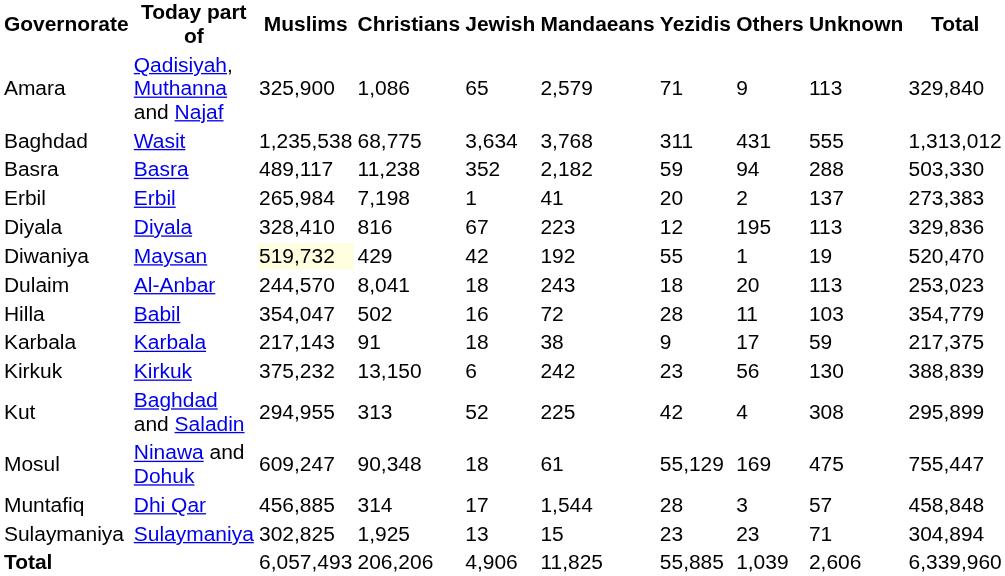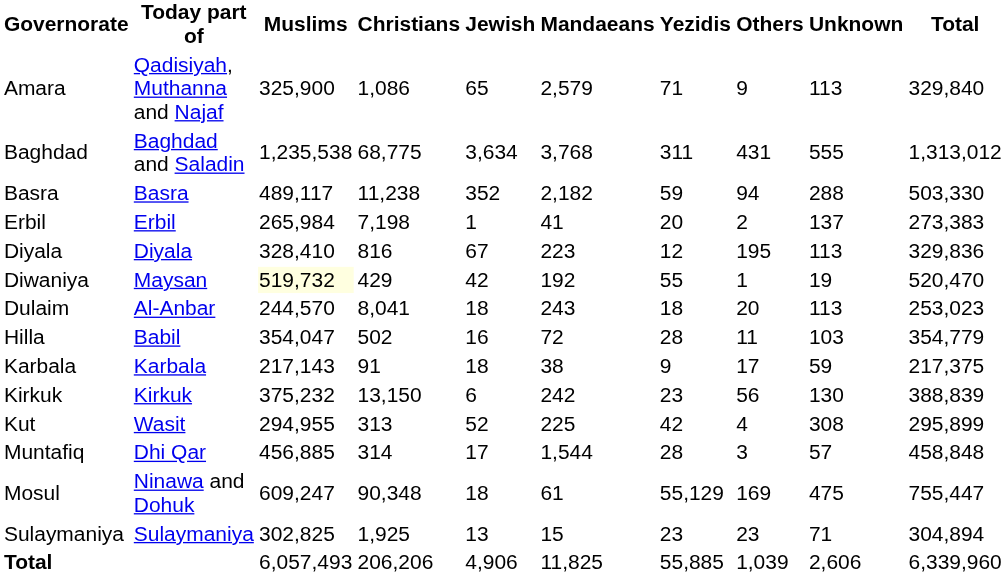(160, 140) Wasit -> (189, 152) Baghdad and Saladin
(189, 412) Baghdad and Saladin -> (160, 423) Wasit
rows swapped: (32, 464) <-> (44, 505)
